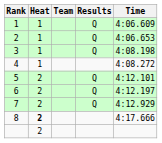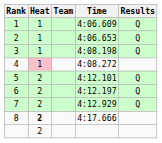columns swapped: (135, 11) <-> (94, 11)
(40, 64) no background -> (40, 64) pink background
